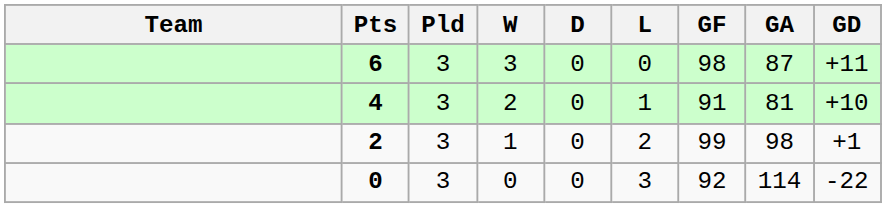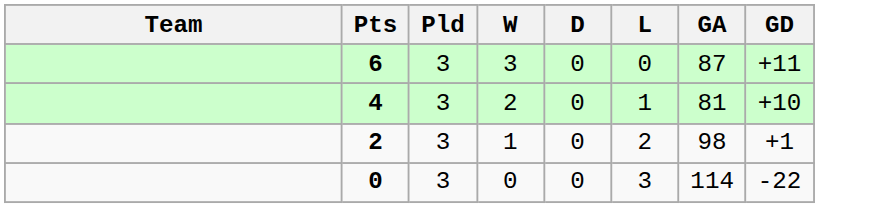- column: (712, 25)
